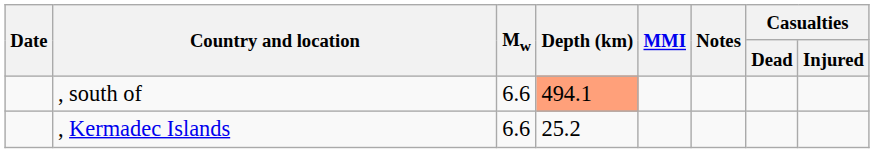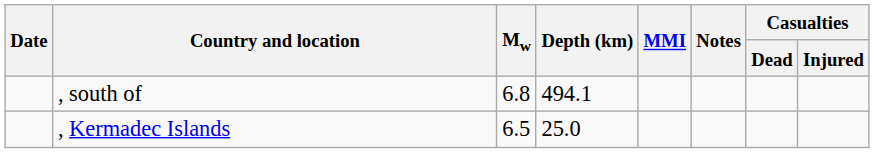(516, 93) 6.6 -> (516, 93) 6.8
(567, 93) lightsalmon background -> (567, 93) no background
(516, 128) 6.6 -> (516, 128) 6.5
(561, 128) 25.2 -> (561, 128) 25.0
